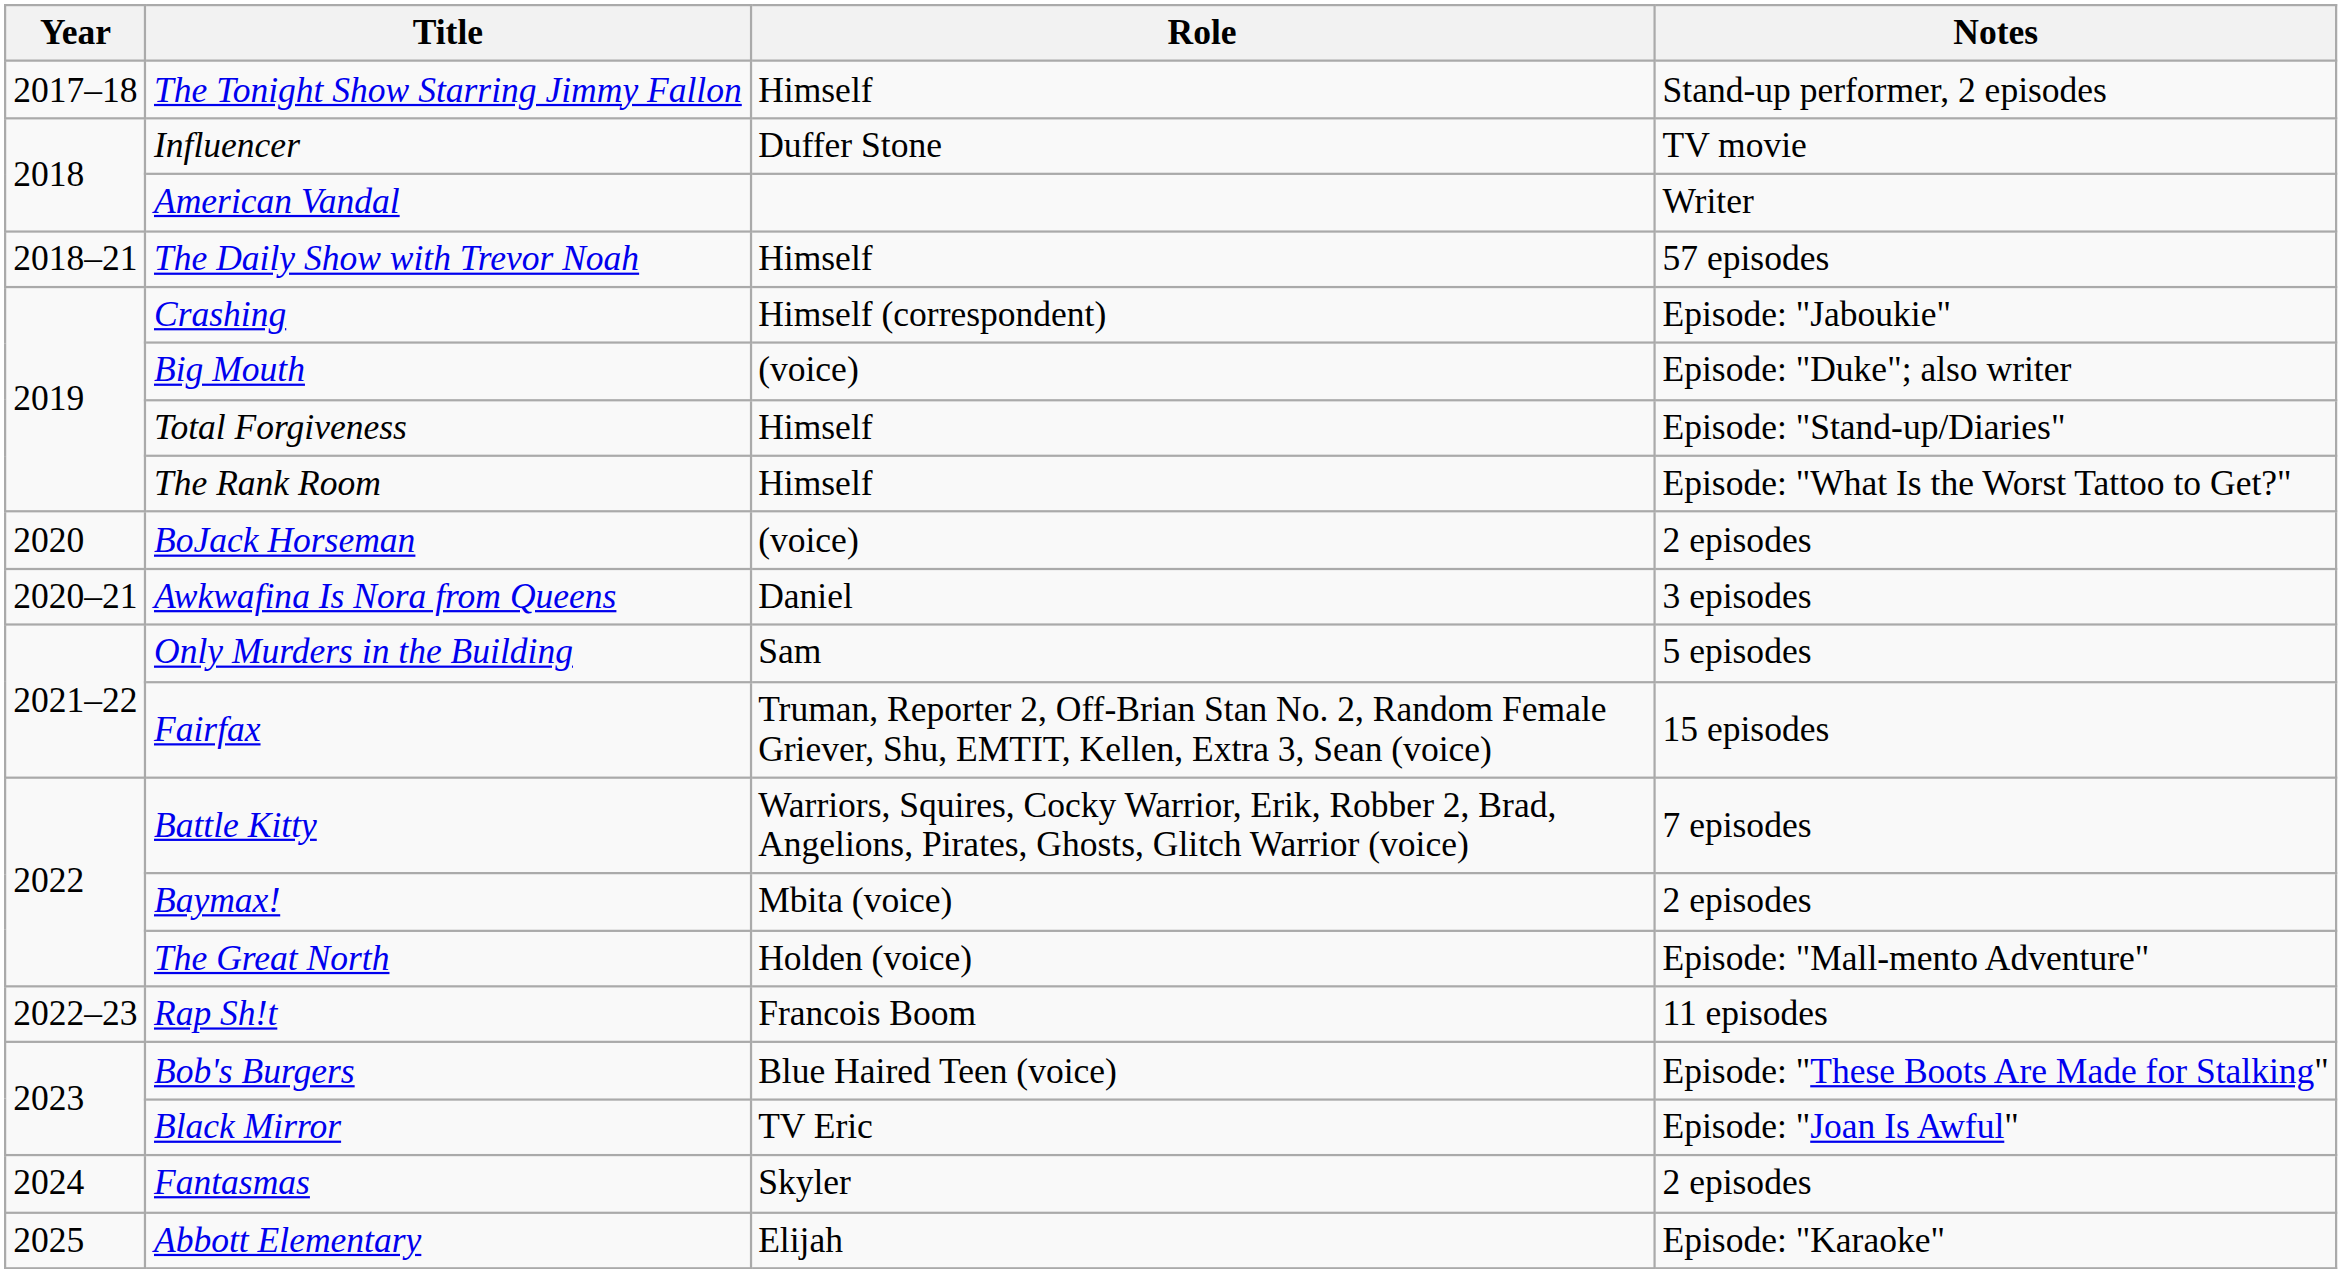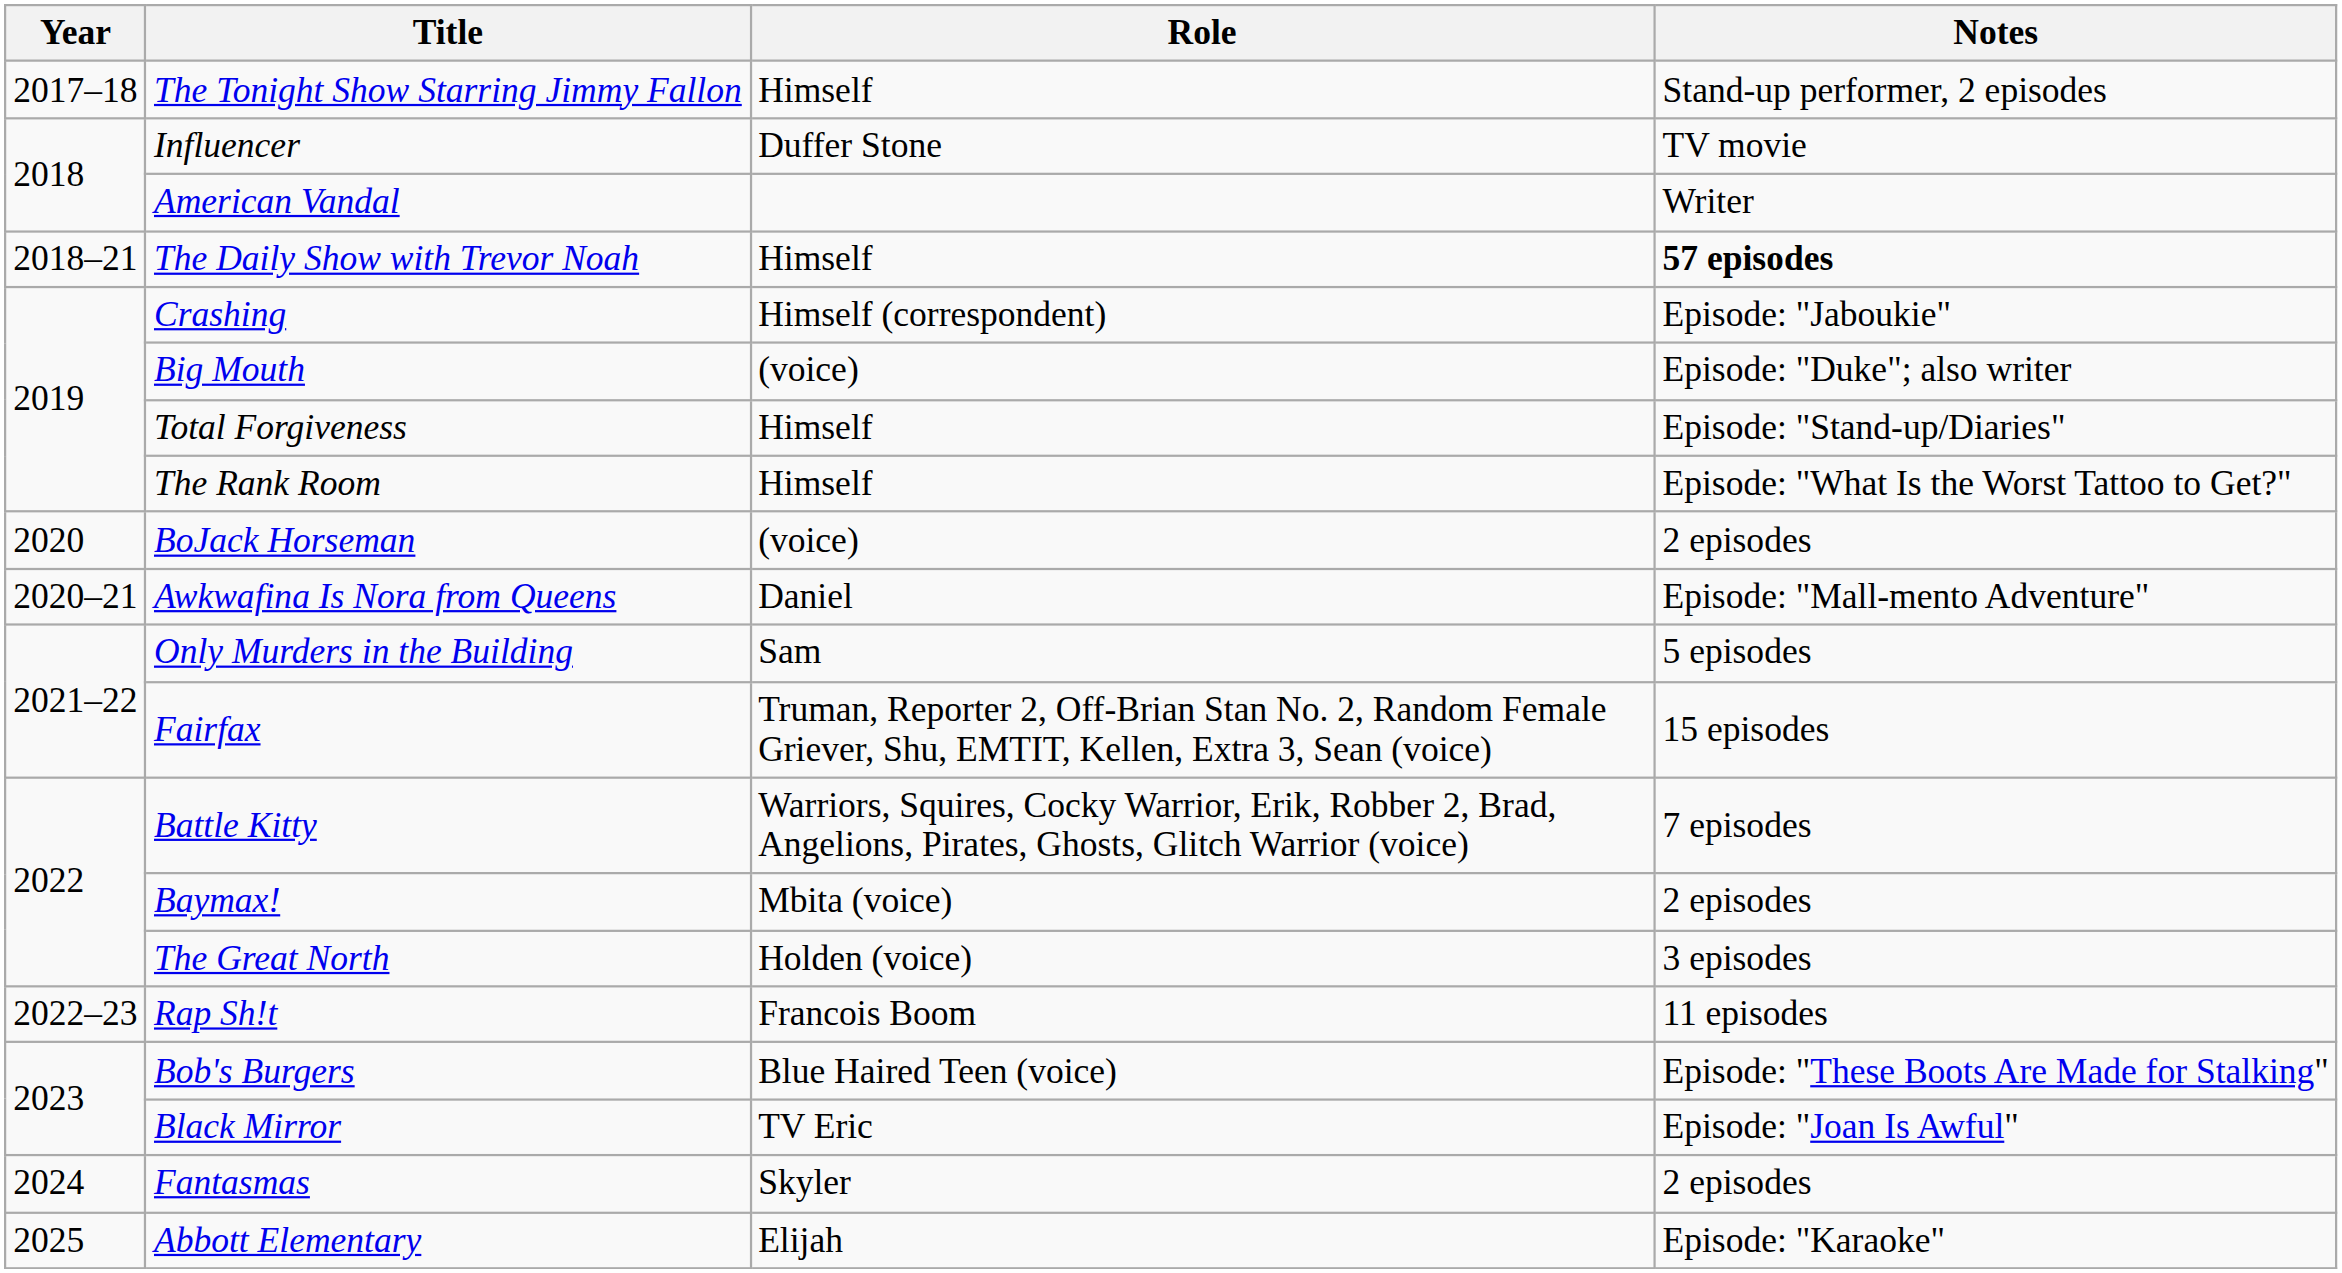(1746, 257) normal -> (1748, 257) bold
(1737, 595) 3 episodes -> (1906, 595) Episode: "Mall-mento Adventure"
(1906, 957) Episode: "Mall-mento Adventure" -> (1737, 957) 3 episodes
